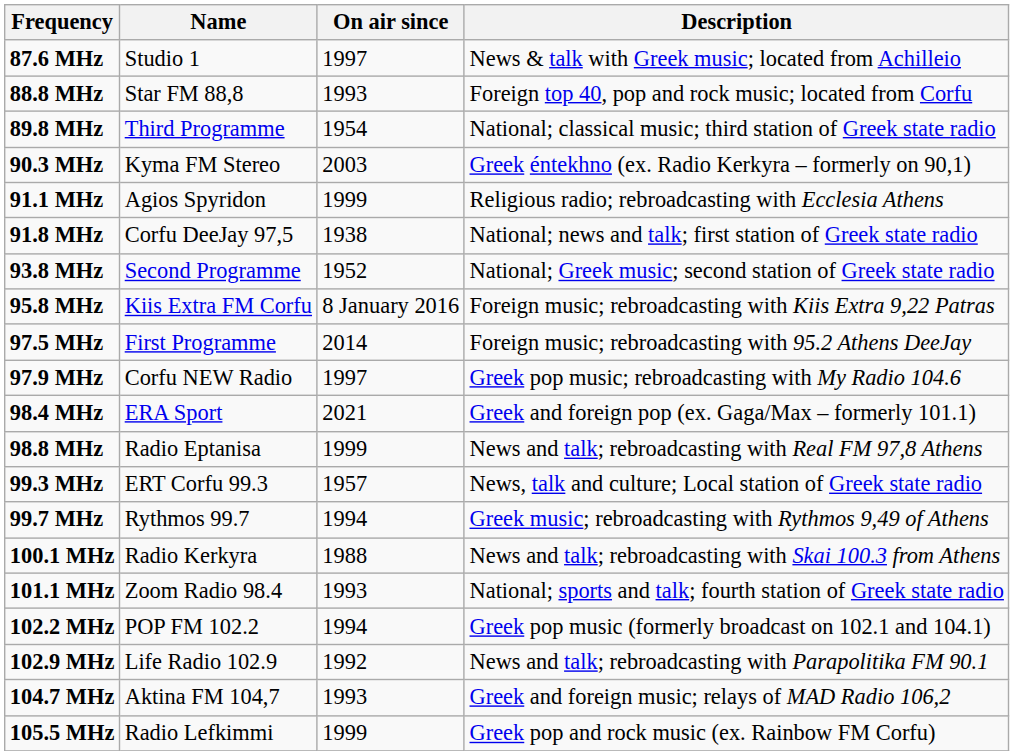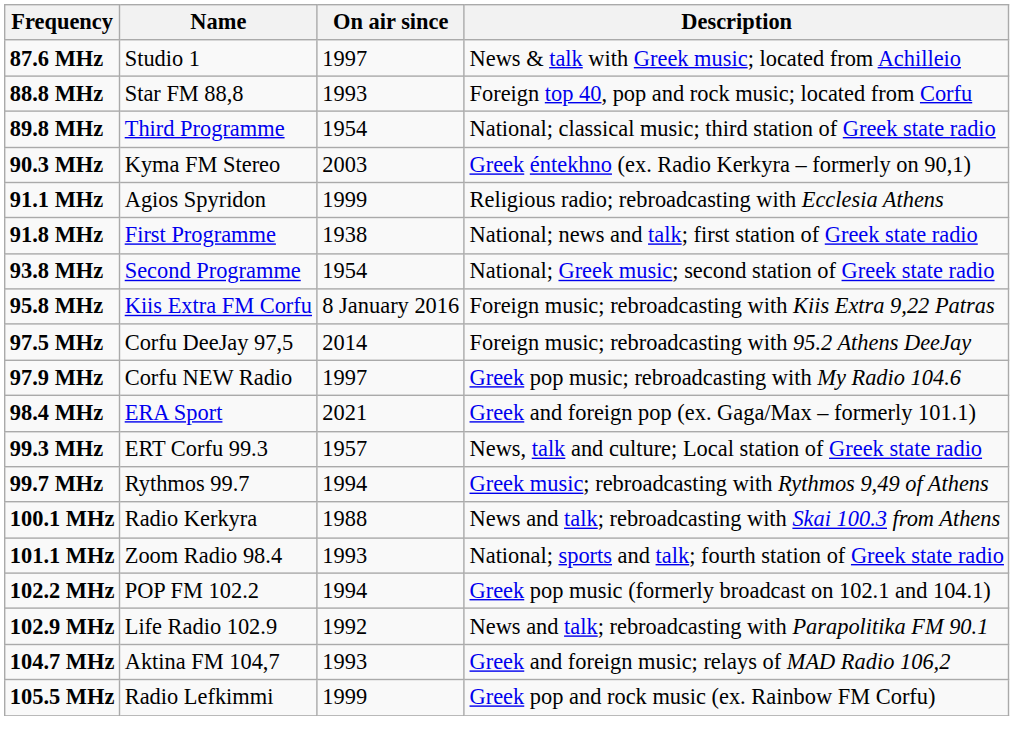(209, 235) Corfu DeeJay 97,5 -> (200, 235) First Programme
(345, 270) 1952 -> (345, 270) 1954
(200, 341) First Programme -> (209, 341) Corfu DeeJay 97,5
- row: (57, 448)
